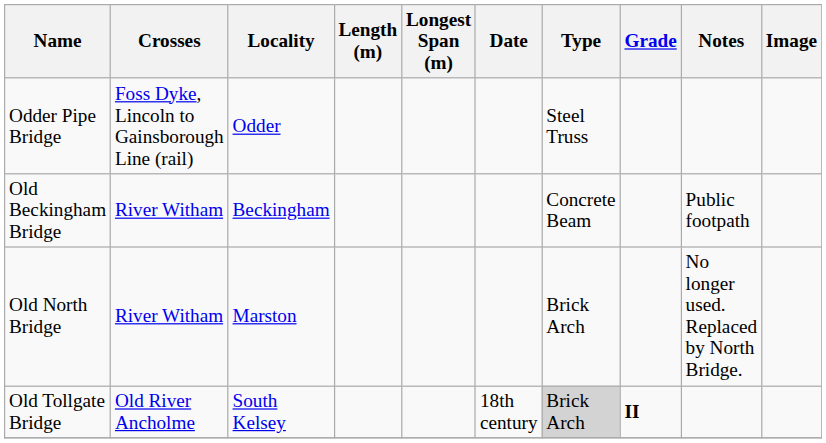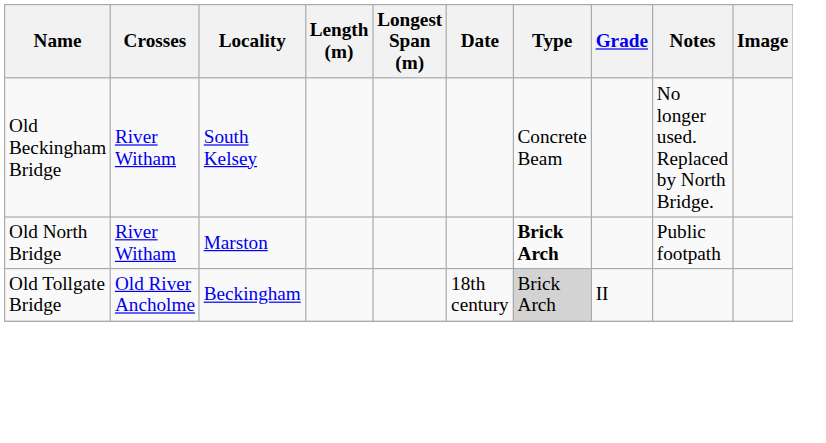- row: (52, 125)
(281, 210) Beckingham -> (230, 147) South Kelsey
(718, 210) Public footpath -> (692, 147) No longer used. Replaced by North Bridge.
(568, 316) normal -> (540, 242) bold
(721, 316) No longer used. Replaced by North Bridge. -> (689, 242) Public footpath
(259, 411) South Kelsey -> (252, 294) Beckingham
(632, 411) bold -> (602, 294) normal
